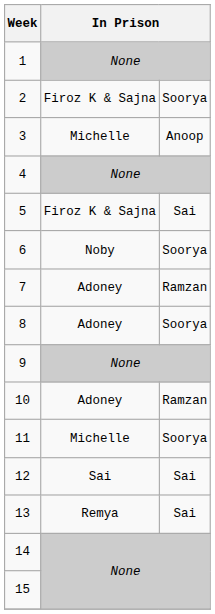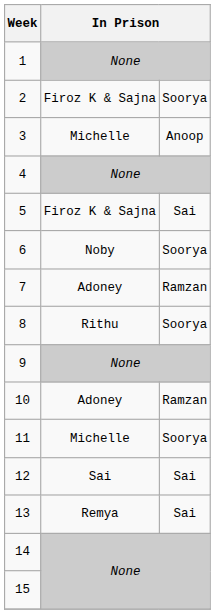(100, 325) Adoney -> (100, 325) Rithu
